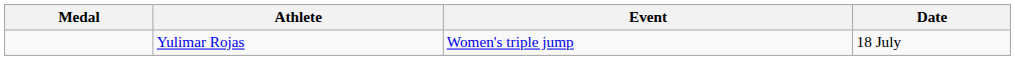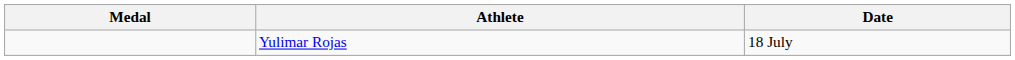- column: (648, 17)
